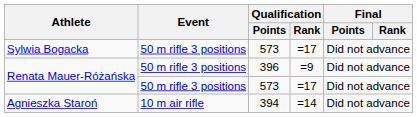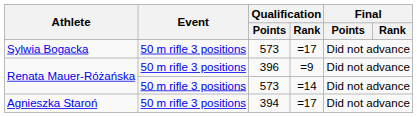(307, 86) =17 -> (307, 86) =14
(172, 104) 10 m air rifle -> (193, 104) 50 m rifle 3 positions
(307, 104) =14 -> (307, 104) =17
